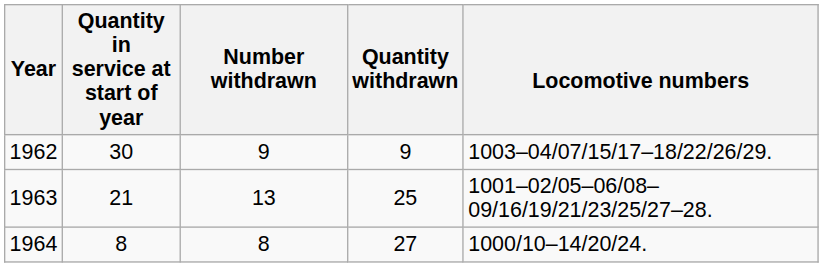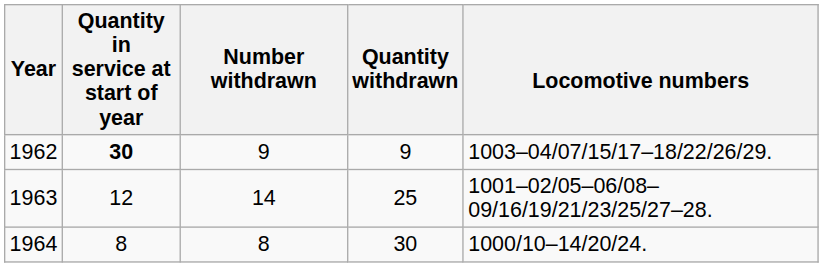(121, 151) normal -> (121, 151) bold
(121, 198) 21 -> (121, 198) 12
(264, 198) 13 -> (264, 198) 14
(405, 244) 27 -> (405, 244) 30
